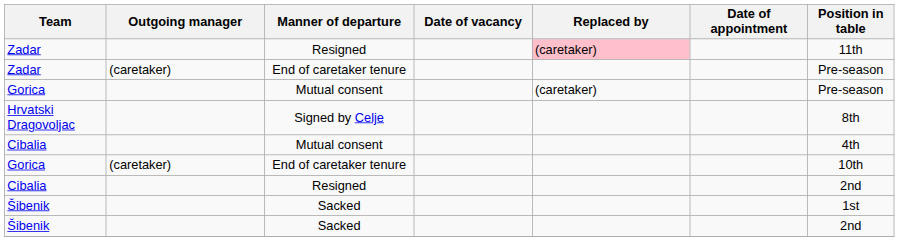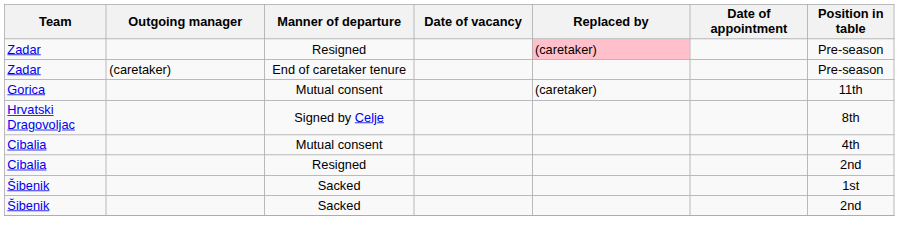(851, 49) 11th -> (851, 49) Pre-season
(851, 89) Pre-season -> (851, 89) 11th
- row: (26, 165)
